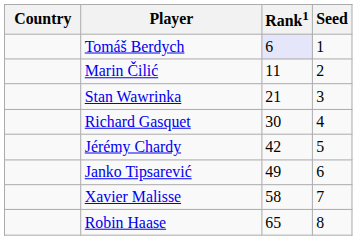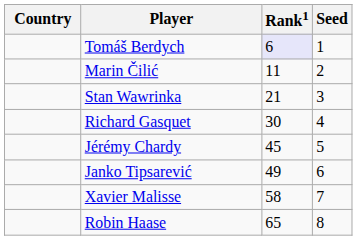(273, 146) 42 -> (273, 146) 45
